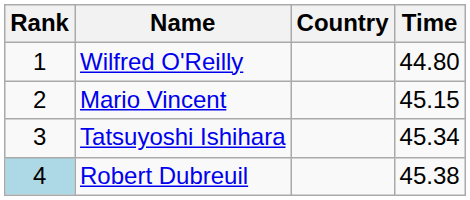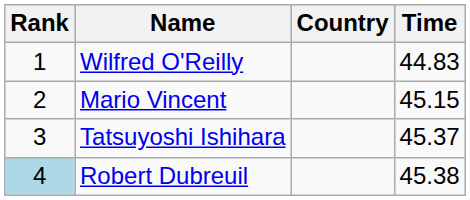(430, 61) 44.80 -> (430, 61) 44.83
(430, 137) 45.34 -> (430, 137) 45.37
